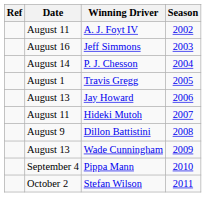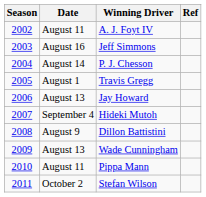columns swapped: (183, 13) <-> (14, 13)
(48, 115) August 11 -> (68, 115) September 4
(53, 166) September 4 -> (63, 166) August 11
